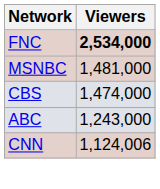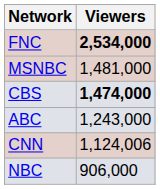(115, 94) normal -> (115, 94) bold
+ row: (25, 171)
